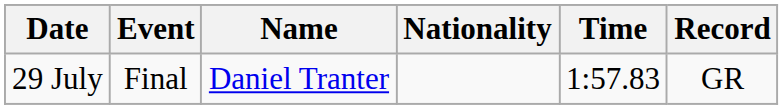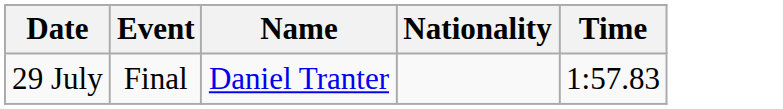- column: (723, 29)
